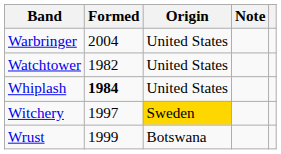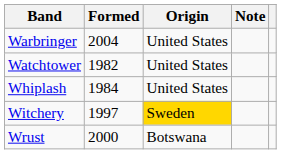(103, 88) bold -> (103, 88) normal
(103, 137) 1999 -> (103, 137) 2000
